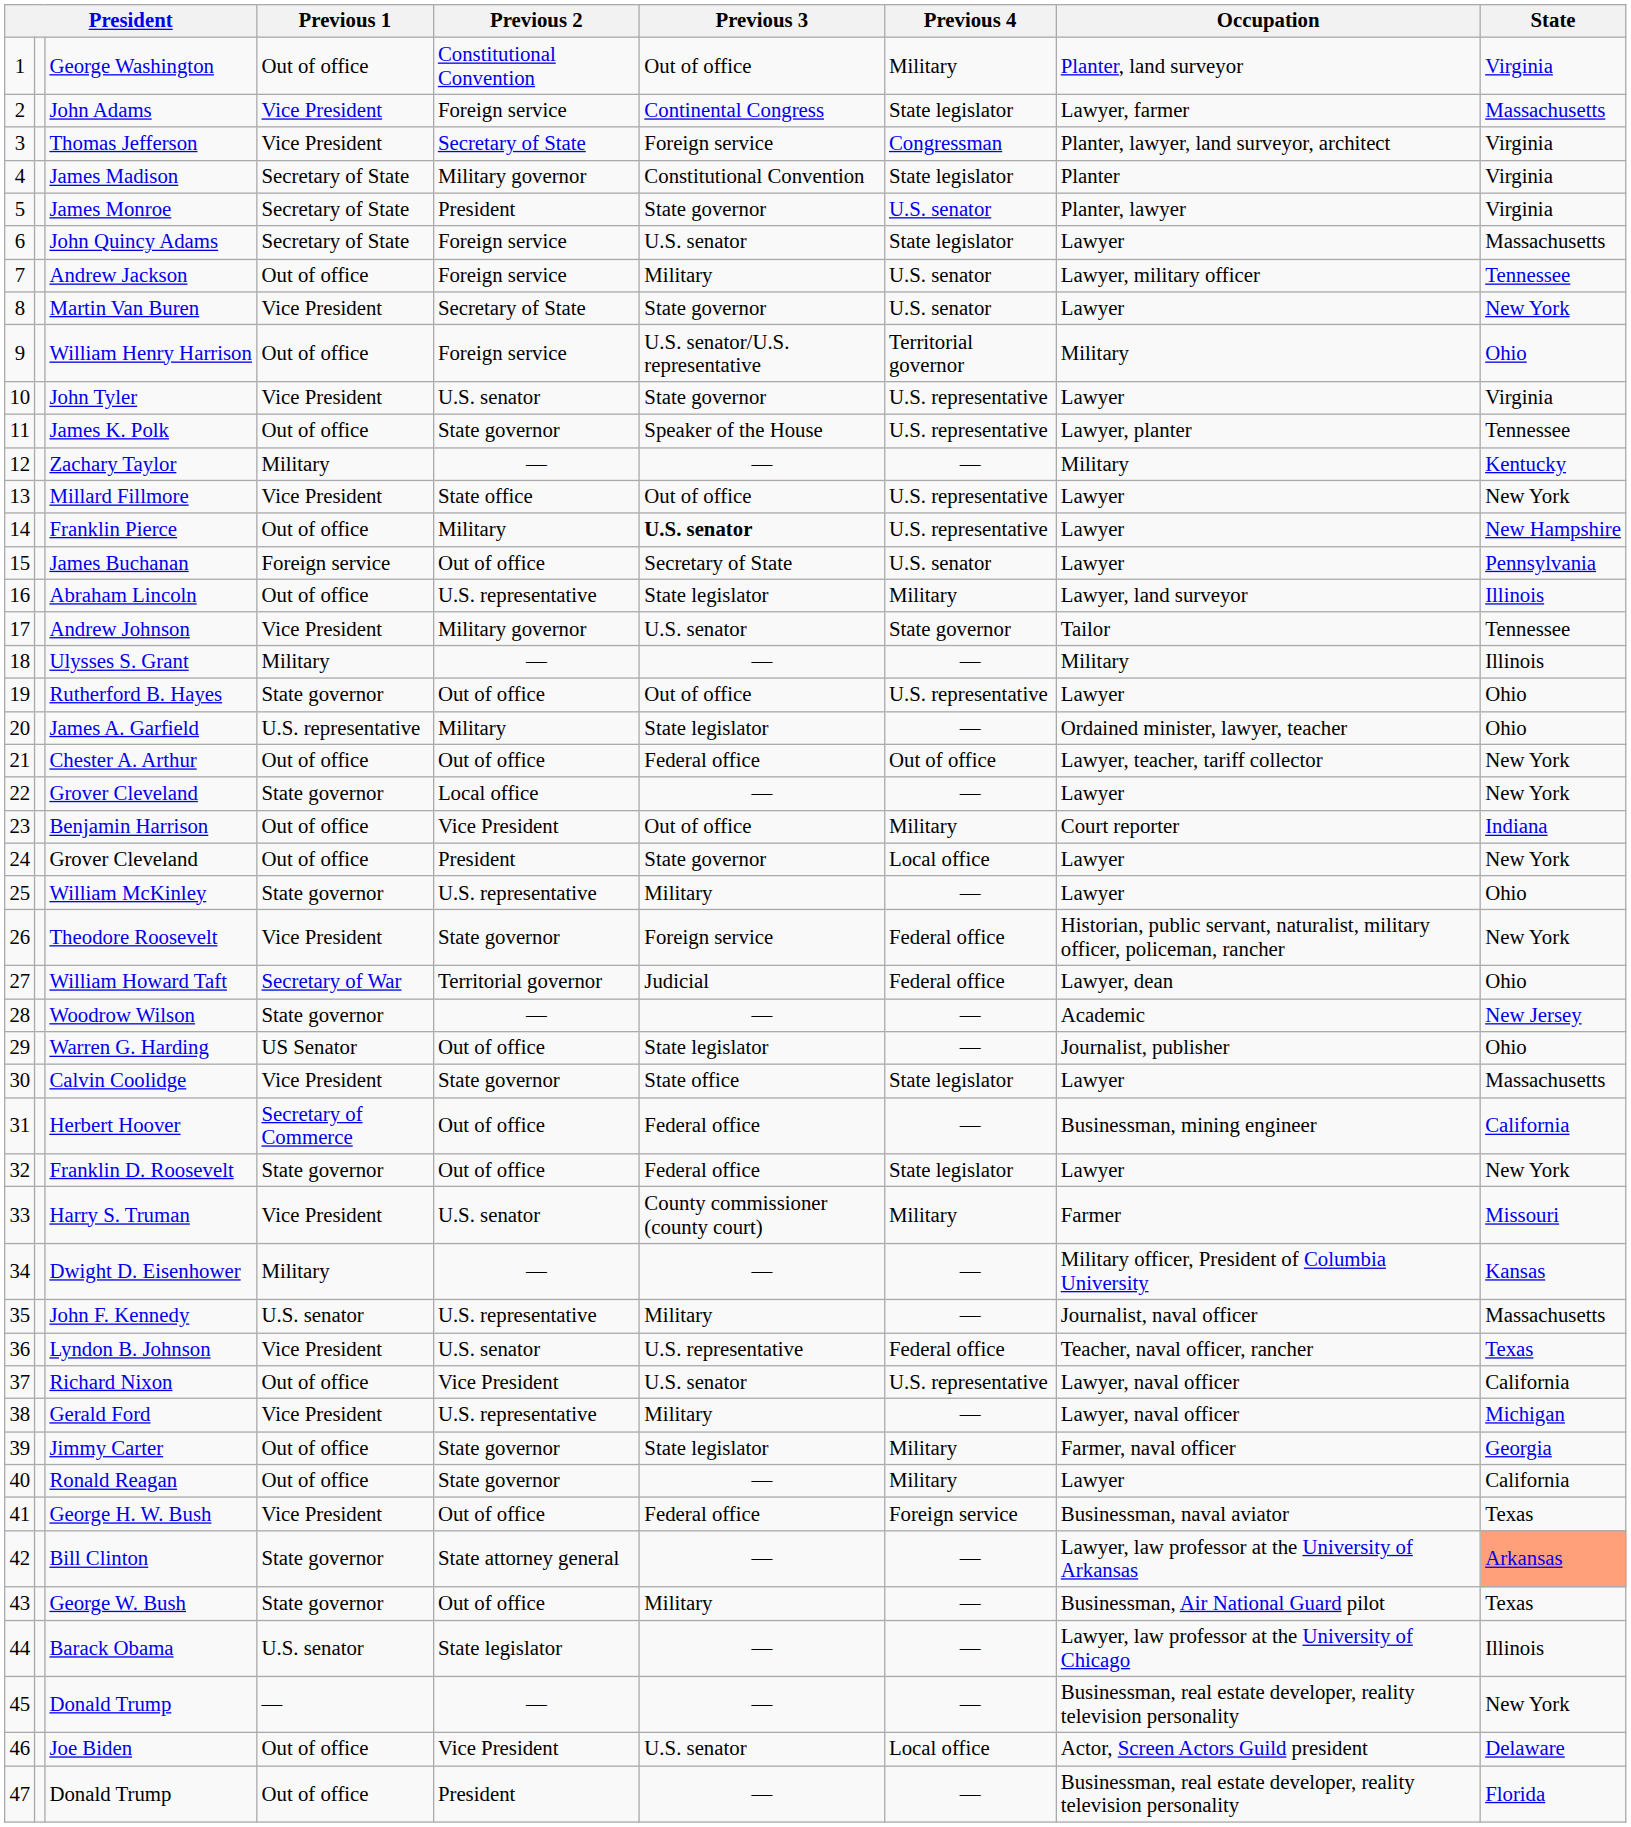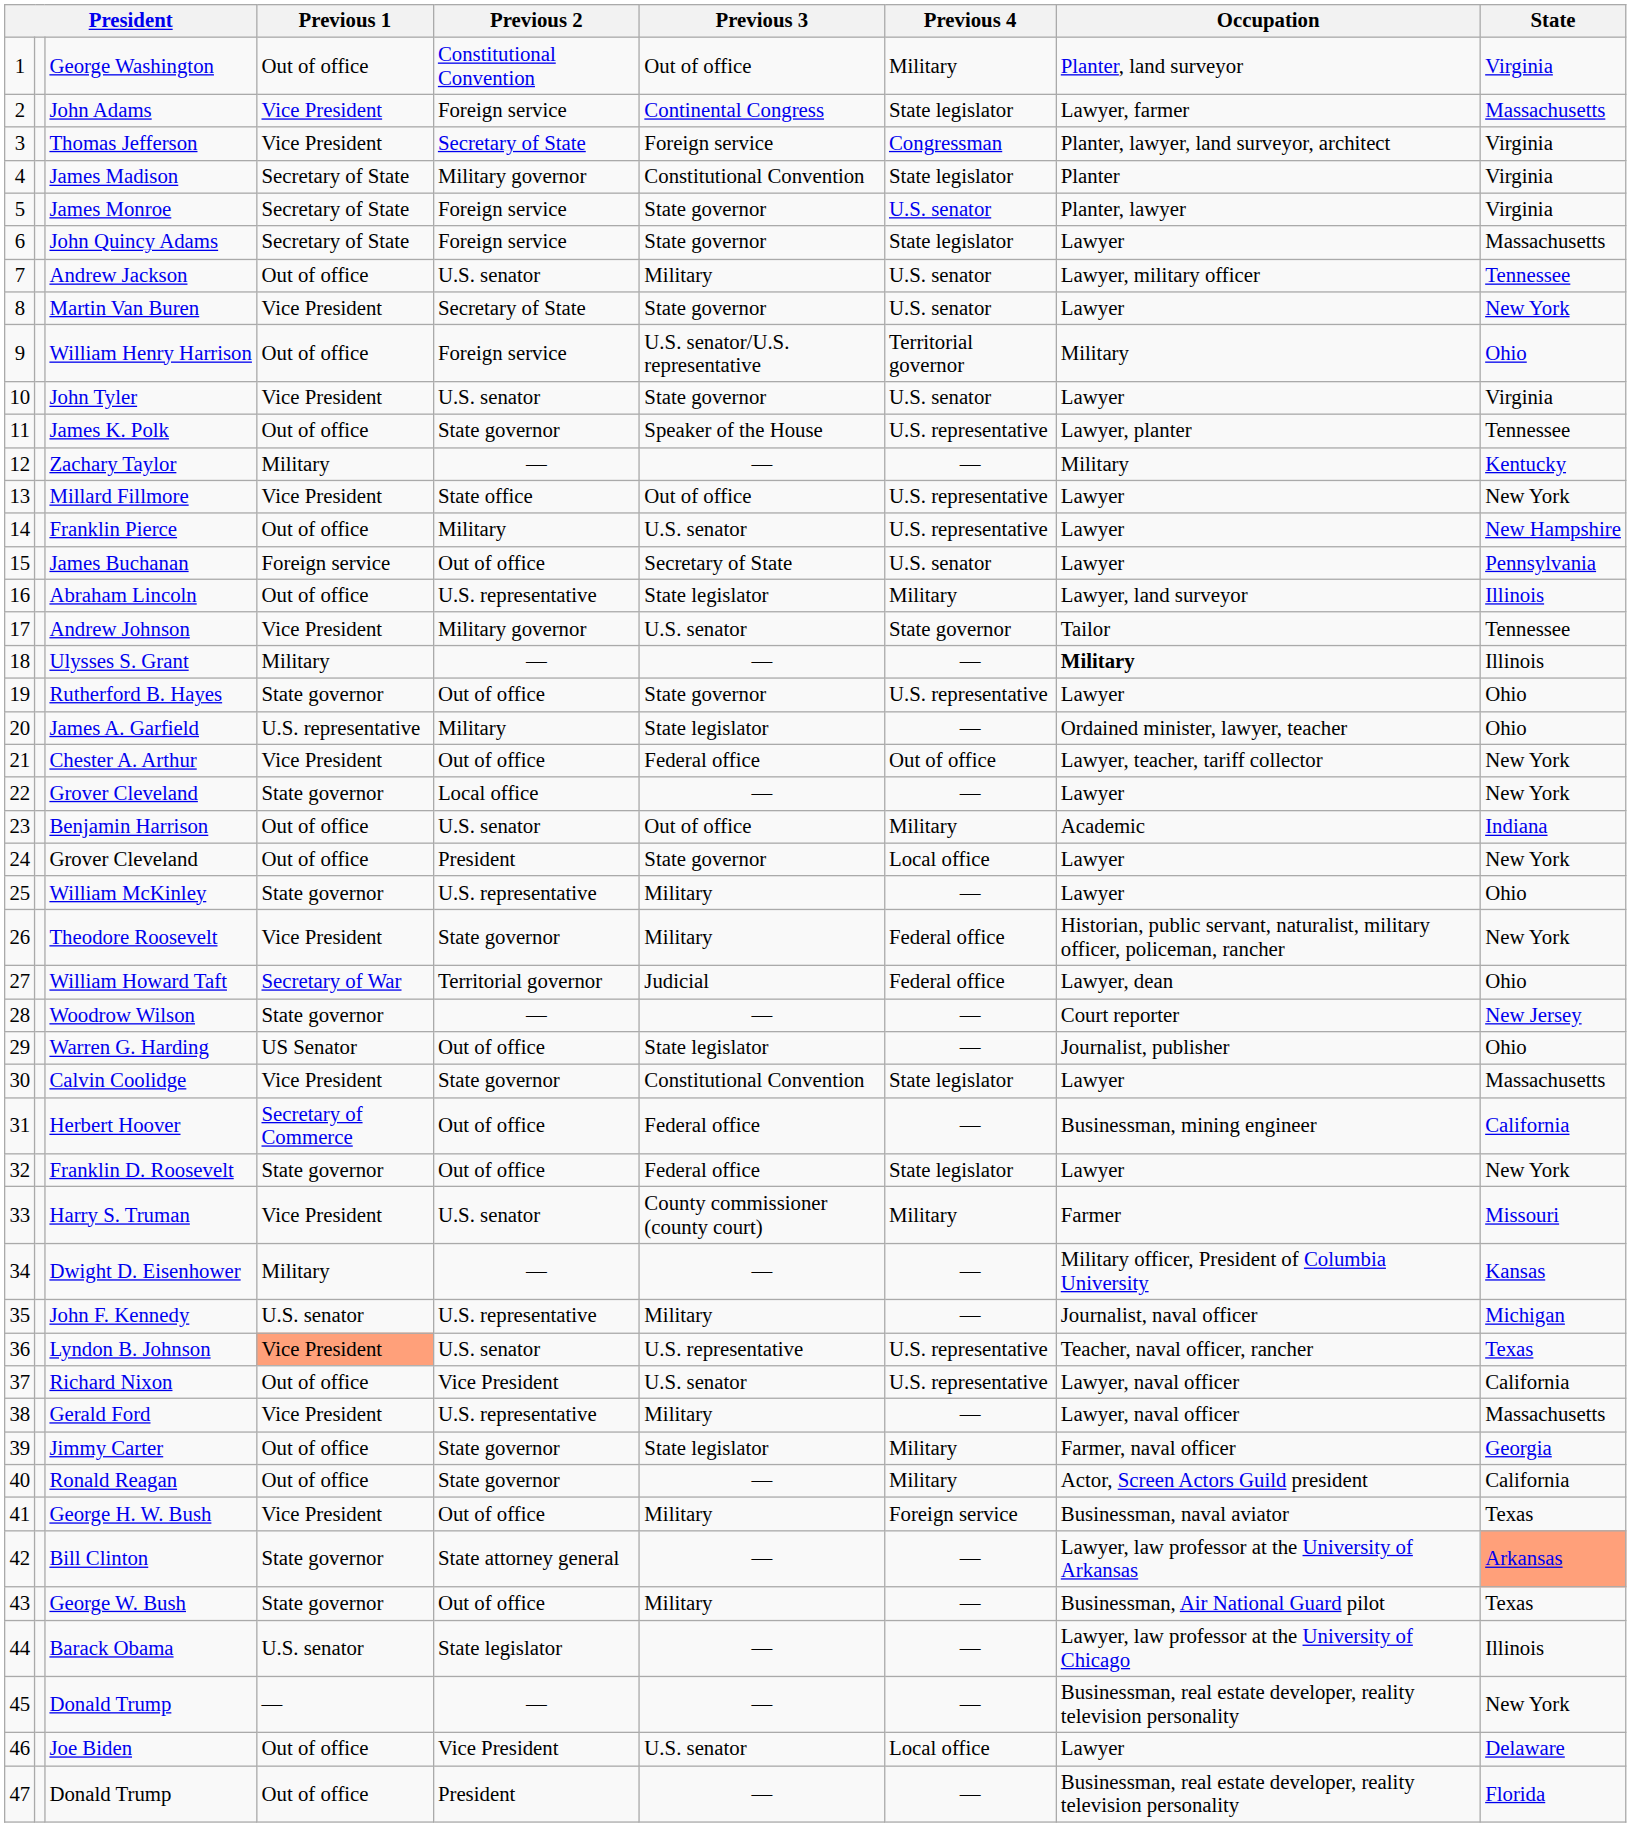(477, 209) President -> (502, 209) Foreign service
(695, 242) U.S. senator -> (705, 242) State governor
(502, 275) Foreign service -> (489, 275) U.S. senator
(968, 397) U.S. representative -> (940, 397) U.S. senator
(698, 529) bold -> (695, 529) normal
(1095, 661) normal -> (1098, 661) bold
(698, 694) Out of office -> (705, 694) State governor
(315, 760) Out of office -> (322, 760) Vice President
(498, 826) Vice President -> (489, 826) U.S. senator
(1120, 826) Court reporter -> (1103, 826) Academic
(709, 937) Foreign service -> (678, 937) Military
(1103, 1014) Academic -> (1120, 1014) Court reporter
(692, 1080) State office -> (754, 1080) Constitutional Convention
(1545, 1315) Massachusetts -> (1525, 1315) Michigan
(322, 1348) no background -> (322, 1348) lightsalmon background
(947, 1348) Federal office -> (968, 1348) U.S. representative
(1525, 1414) Michigan -> (1545, 1414) Massachusetts
(1093, 1480) Lawyer -> (1214, 1480) Actor, Screen Actors Guild president
(702, 1513) Federal office -> (678, 1513) Military
(1214, 1749) Actor, Screen Actors Guild president -> (1093, 1749) Lawyer
